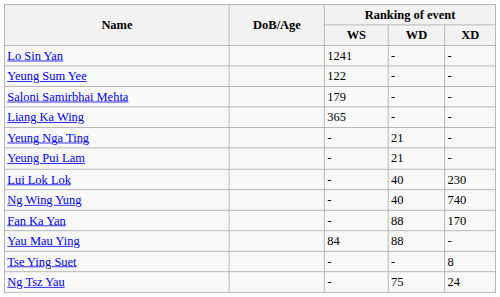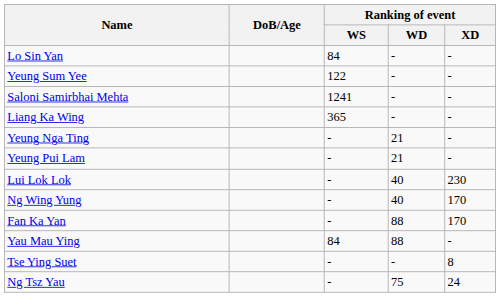(340, 56) 1241 -> (334, 56) 84
(337, 97) 179 -> (340, 97) 1241
(457, 199) 740 -> (457, 199) 170
